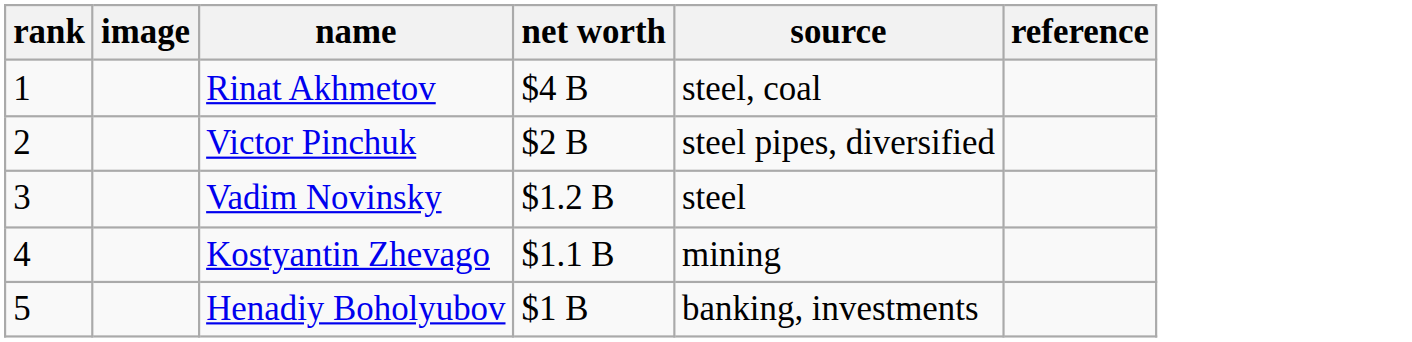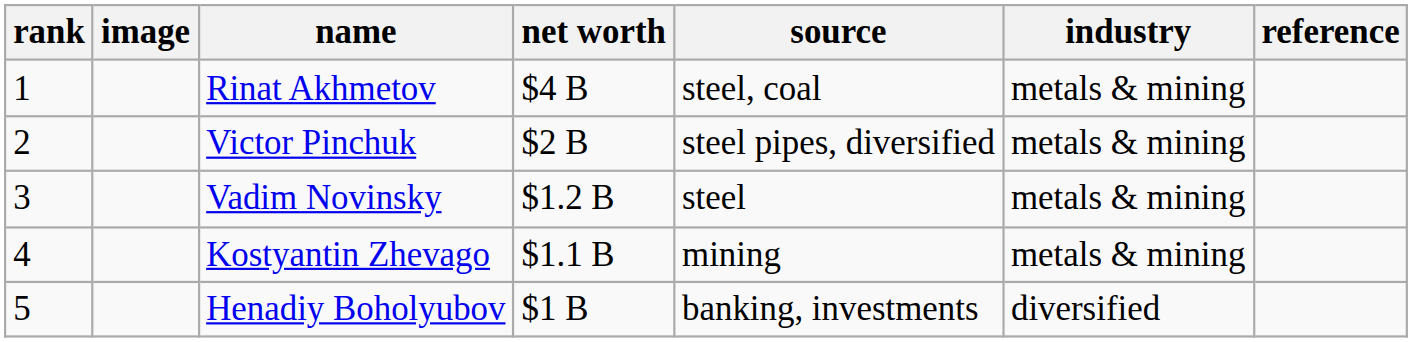+ column: (1128, 32)
